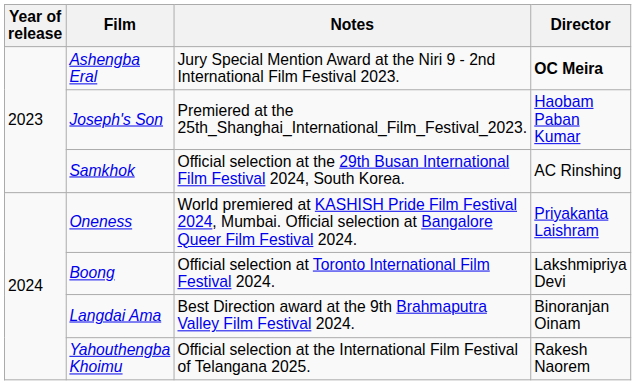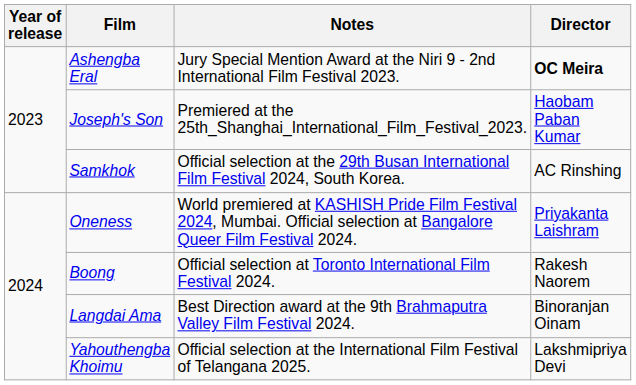(580, 273) Lakshmipriya Devi -> (562, 273) Rakesh Naorem
(562, 358) Rakesh Naorem -> (580, 358) Lakshmipriya Devi
